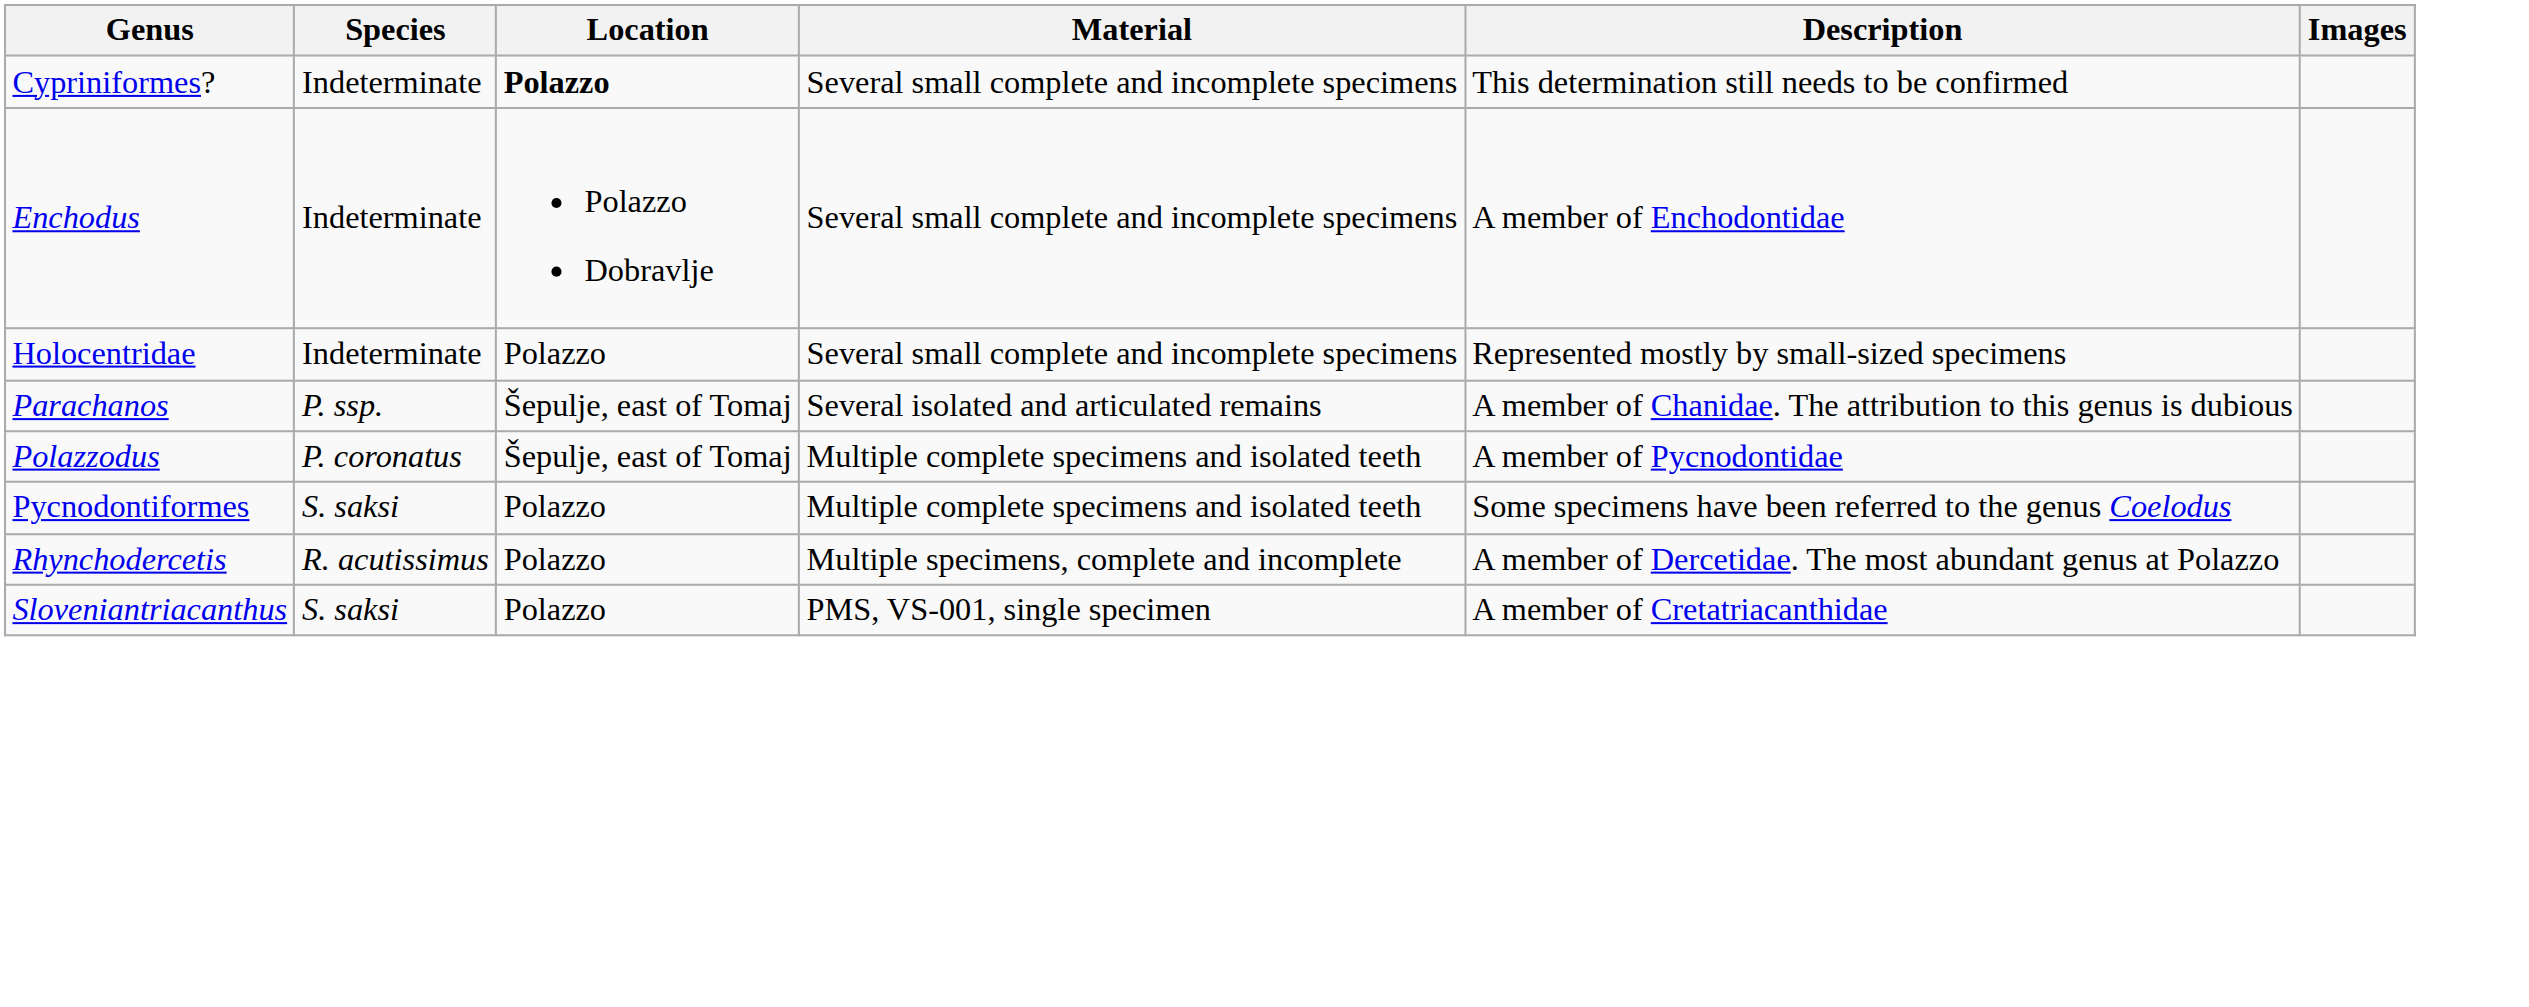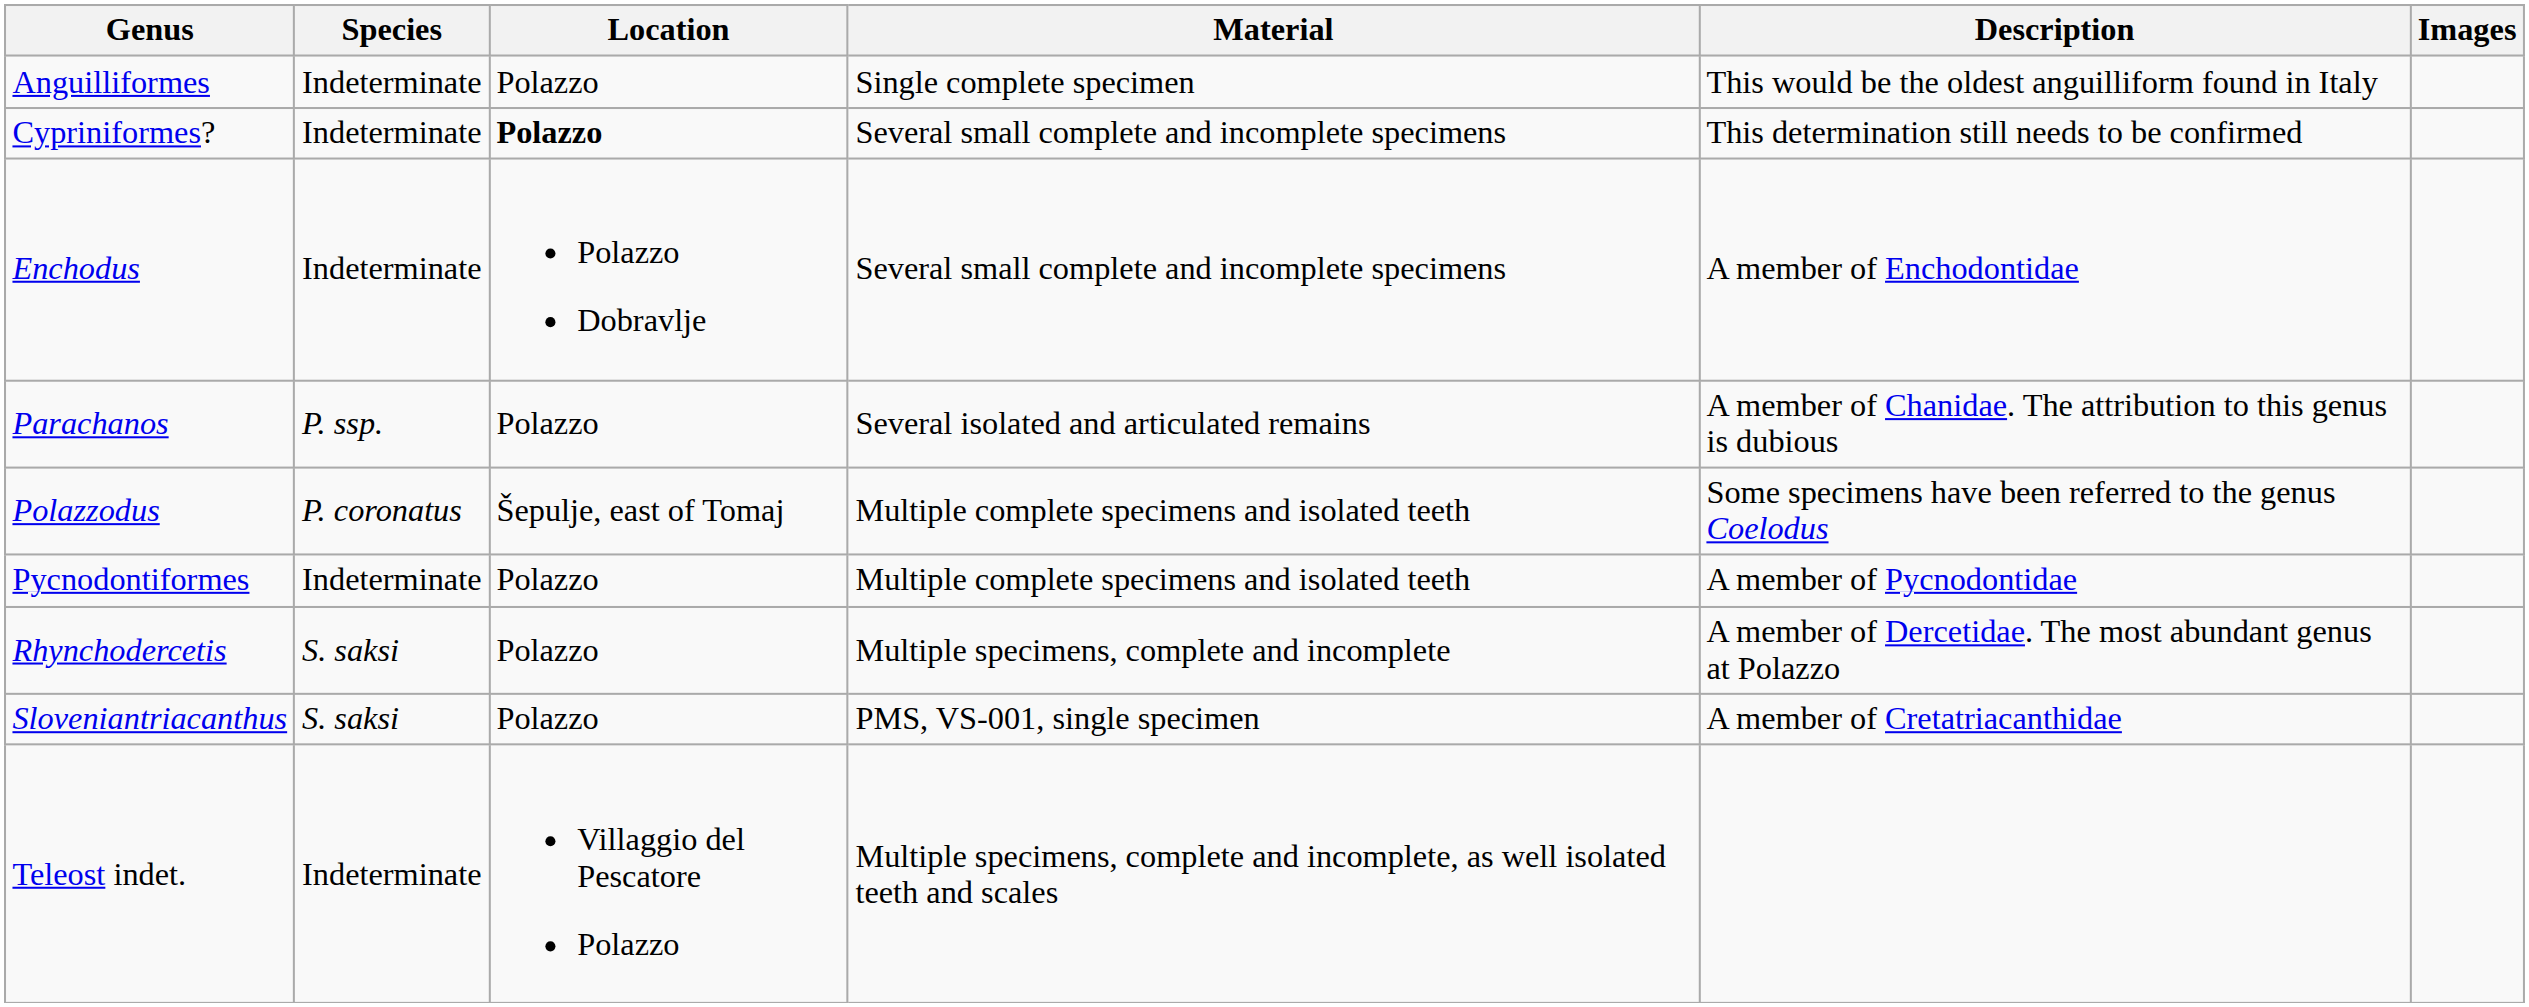+ row: (111, 81)
- row: (104, 353)
(648, 404) Šepulje, east of Tomaj -> (548, 423) Polazzo
(1658, 456) A member of Pycnodontidae -> (2021, 510) Some specimens have been referred to the genus Coelodus
(351, 507) S. saksi -> (392, 580) Indeterminate
(1852, 507) Some specimens have been referred to the genus Coelodus -> (1892, 580) A member of Pycnodontidae
(395, 558) R. acutissimus -> (351, 649) S. saksi
+ row: (99, 873)
